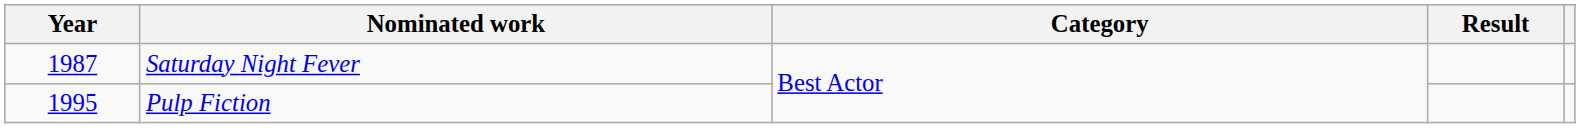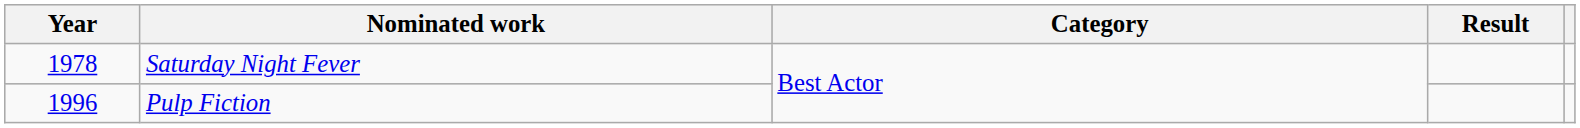(72, 63) 1987 -> (72, 63) 1978
(72, 102) 1995 -> (72, 102) 1996
